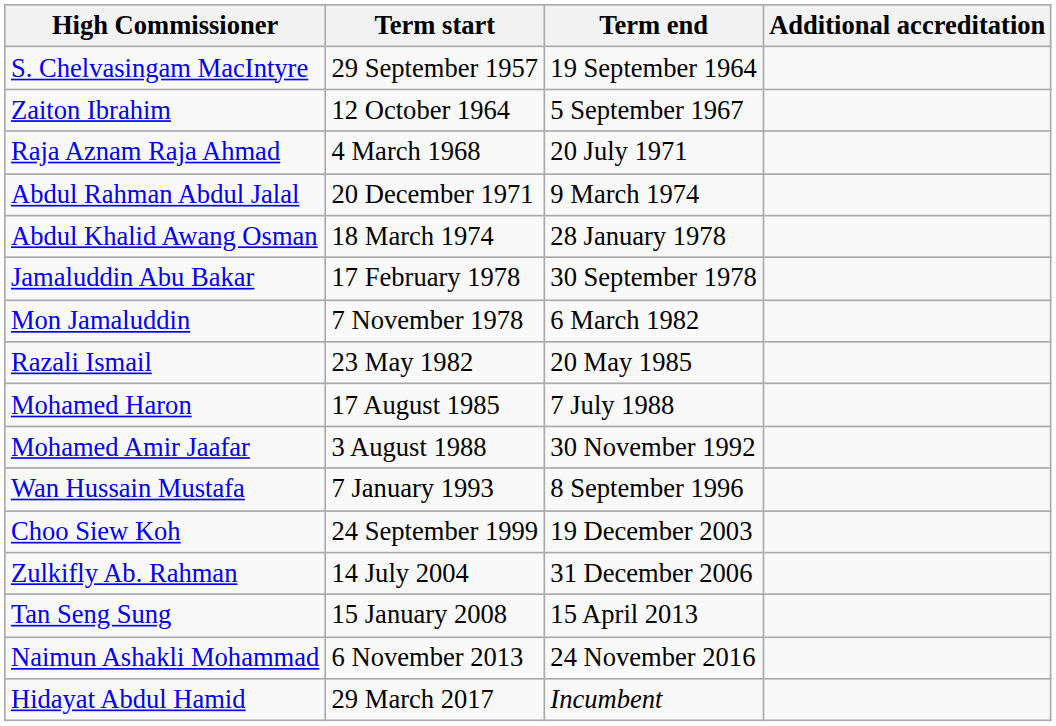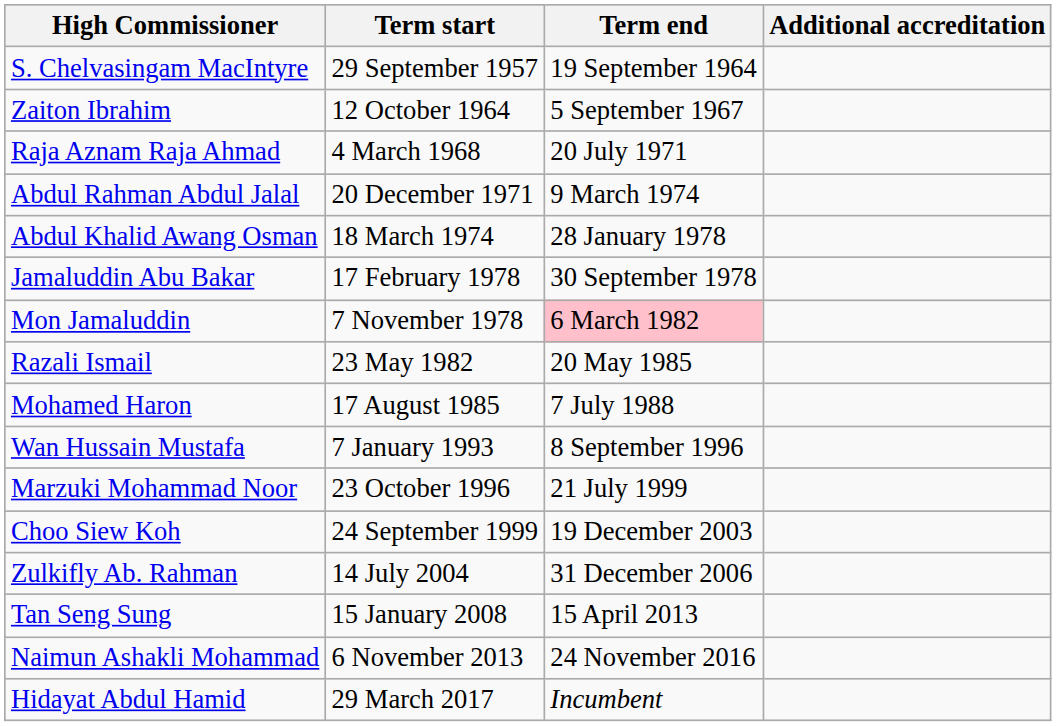(625, 320) no background -> (625, 320) pink background
- row: (130, 446)
+ row: (154, 488)
